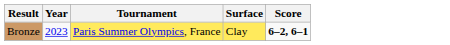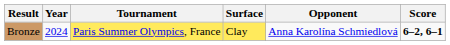+ column: (333, 13)
(56, 31) 2023 -> (56, 31) 2024
